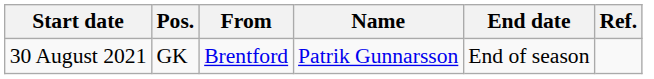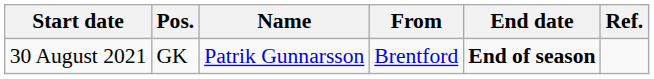columns swapped: (378, 21) <-> (246, 21)
(529, 55) normal -> (532, 55) bold
